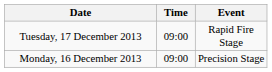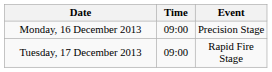rows swapped: (81, 59) <-> (81, 36)
